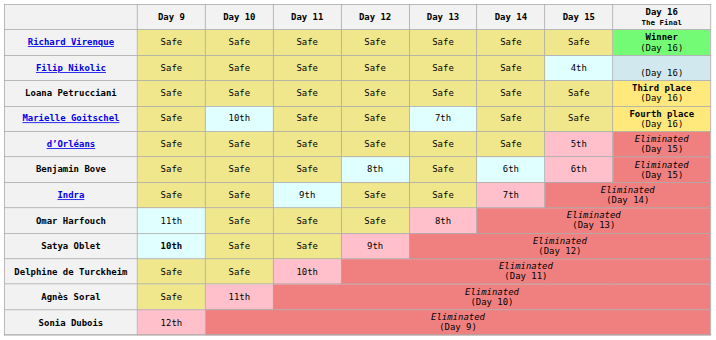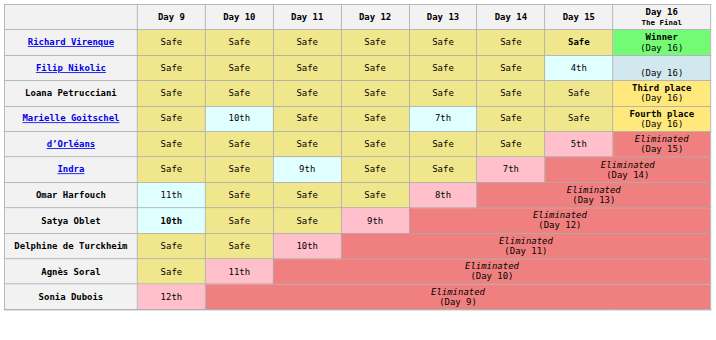(579, 43) normal -> (579, 43) bold
- row: (71, 170)
